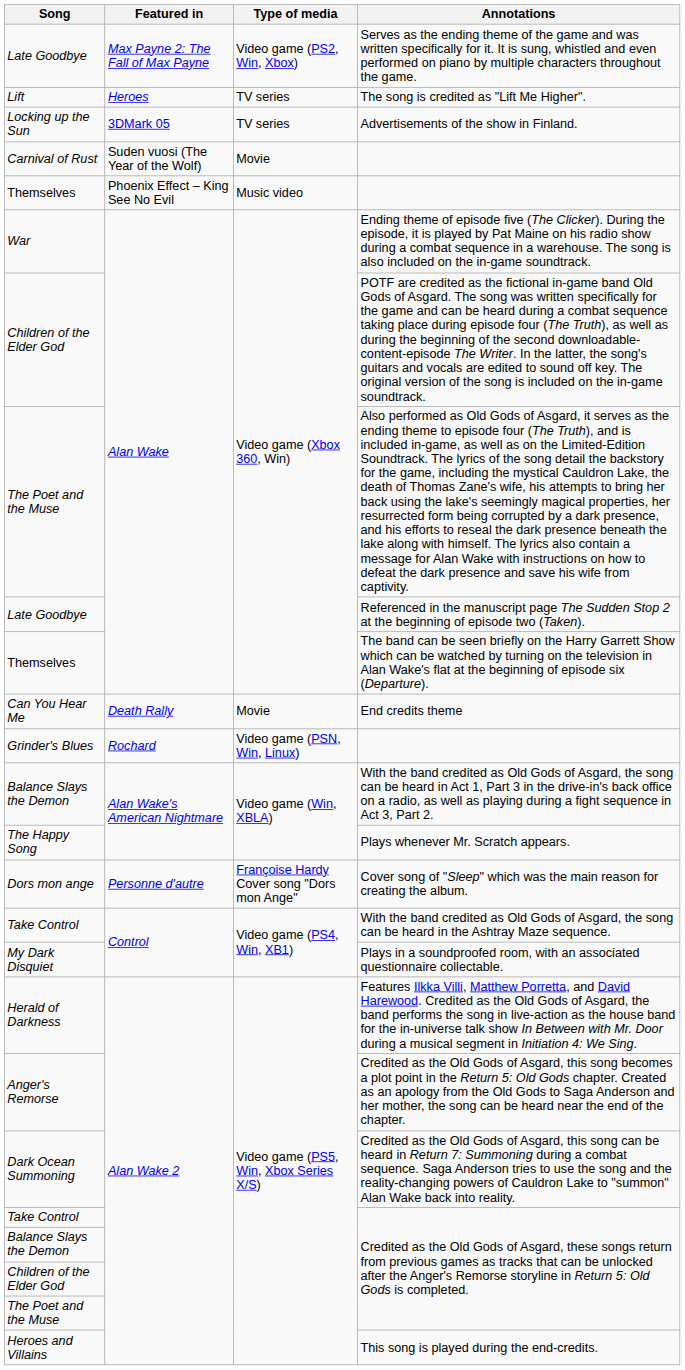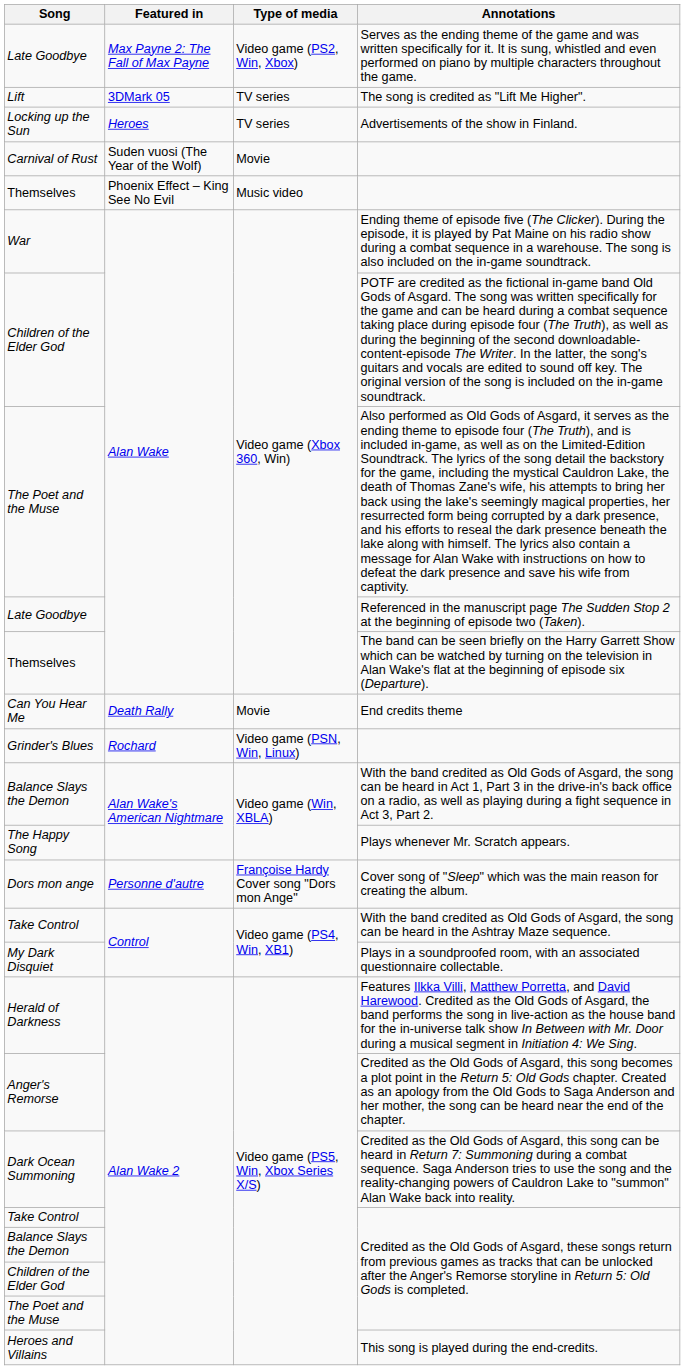(128, 97) Heroes -> (139, 97) 3DMark 05
(139, 124) 3DMark 05 -> (128, 124) Heroes
